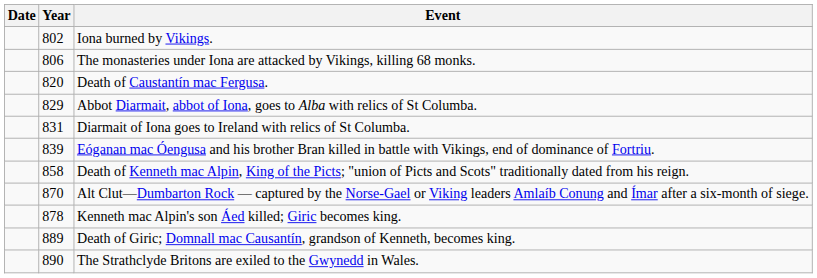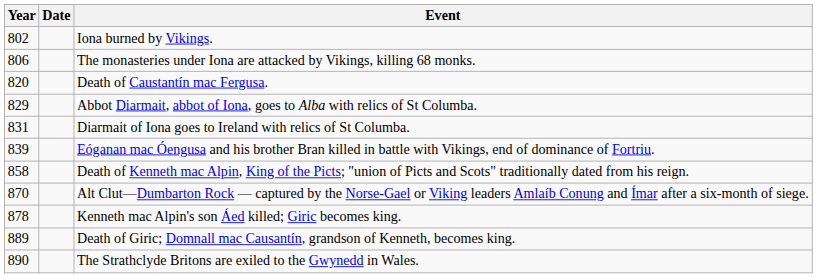columns swapped: (56, 15) <-> (22, 15)
